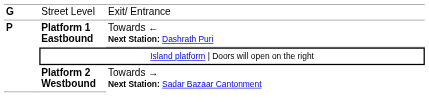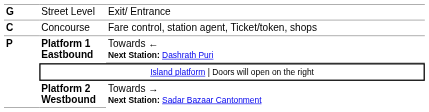+ row: (66, 28)
